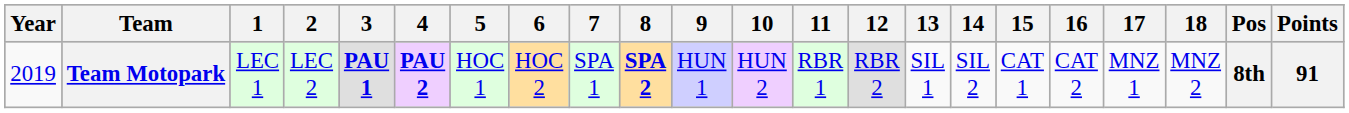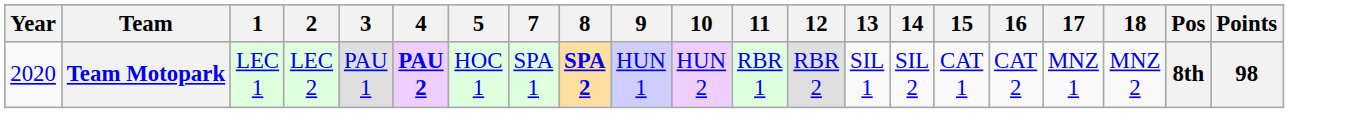- column: (539, 22)
(33, 74) 2019 -> (33, 74) 2020
(367, 74) bold -> (366, 74) normal
(1307, 74) 91 -> (1247, 74) 98
